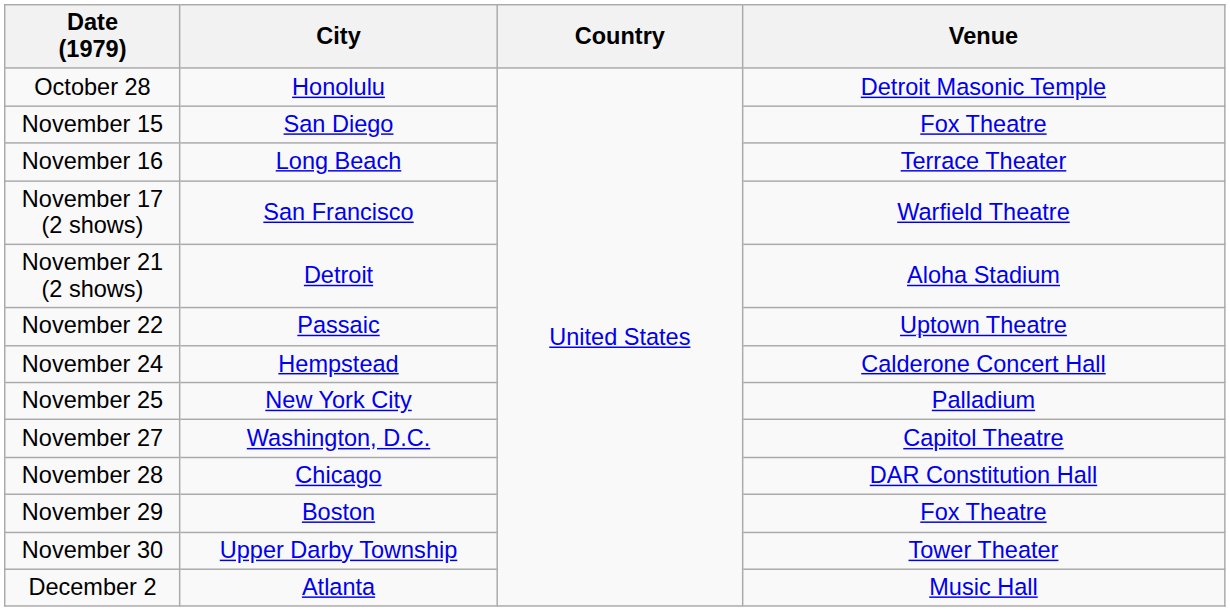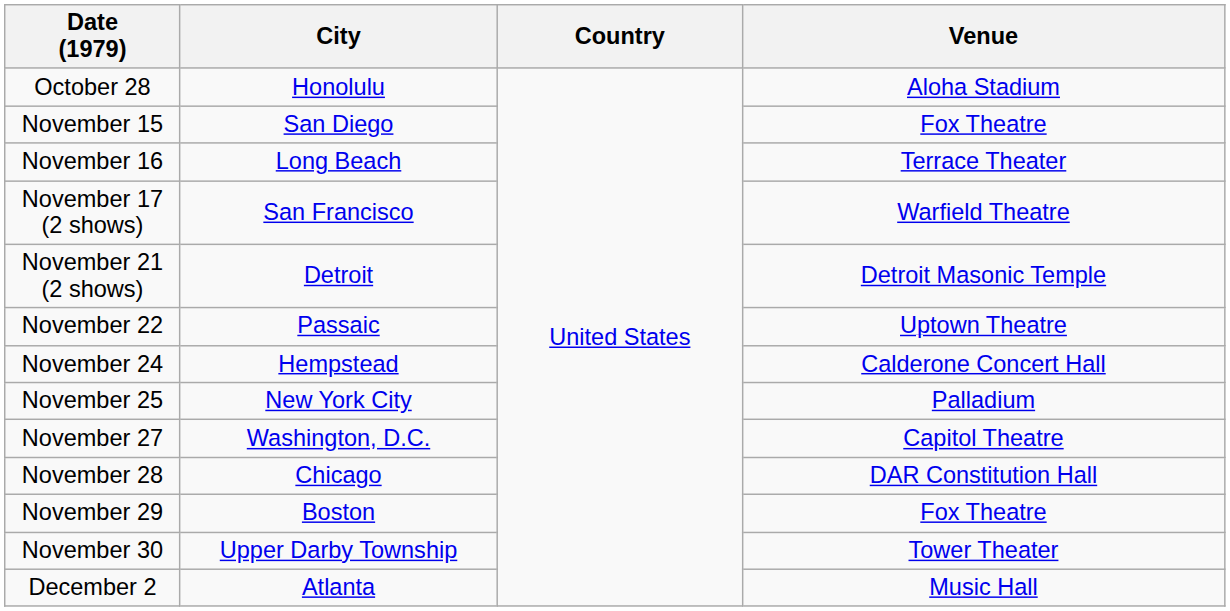(983, 86) Detroit Masonic Temple -> (983, 86) Aloha Stadium
(983, 275) Aloha Stadium -> (983, 275) Detroit Masonic Temple
